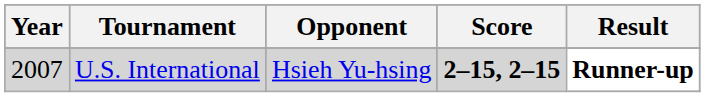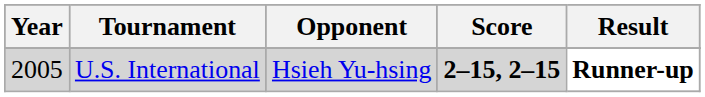(37, 69) 2007 -> (37, 69) 2005
